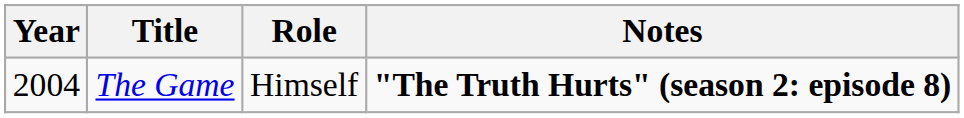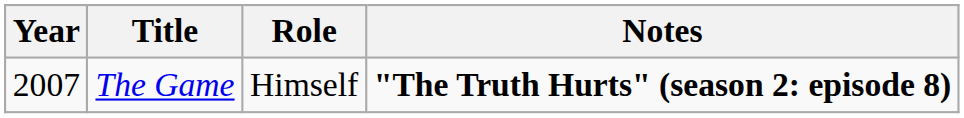(46, 84) 2004 -> (46, 84) 2007
